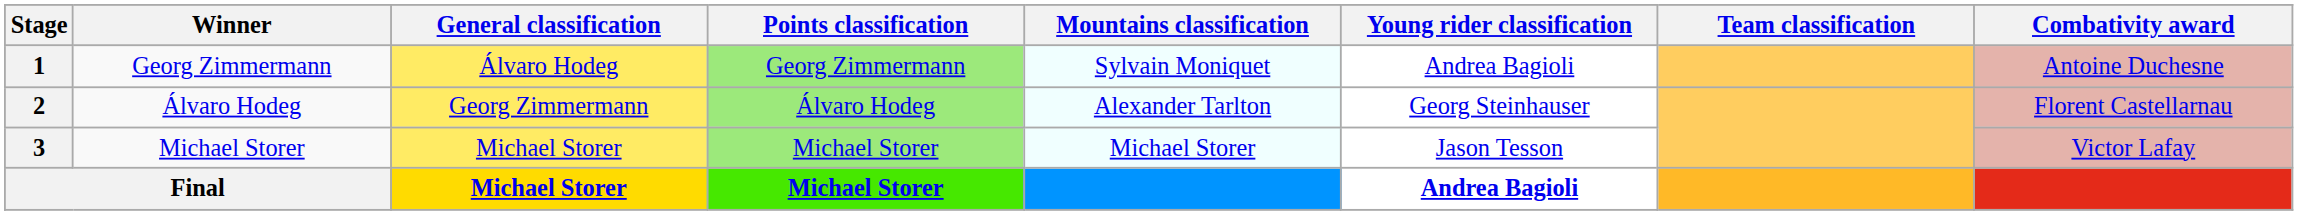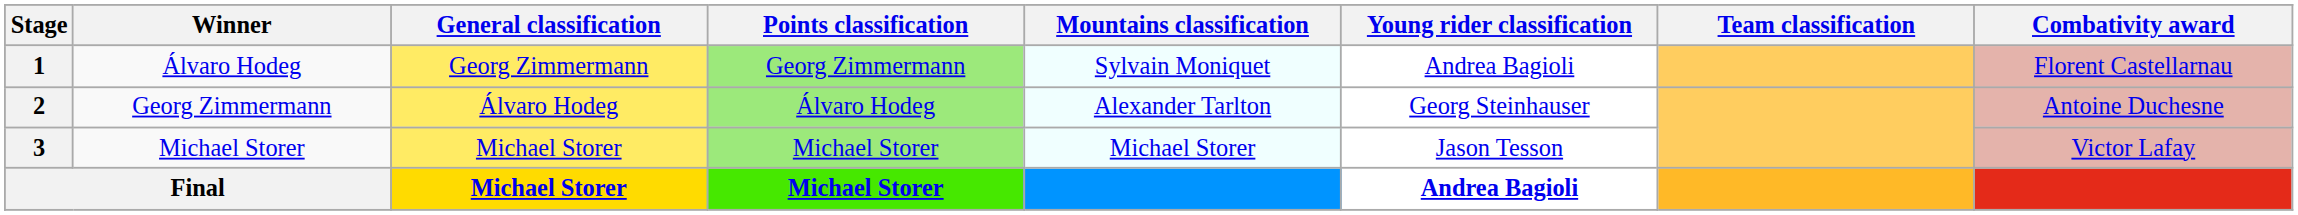(232, 66) Georg Zimmermann -> (232, 66) Álvaro Hodeg
(549, 66) Álvaro Hodeg -> (549, 66) Georg Zimmermann
(2133, 66) Antoine Duchesne -> (2133, 66) Florent Castellarnau
(232, 106) Álvaro Hodeg -> (232, 106) Georg Zimmermann
(549, 106) Georg Zimmermann -> (549, 106) Álvaro Hodeg
(2133, 106) Florent Castellarnau -> (2133, 106) Antoine Duchesne
